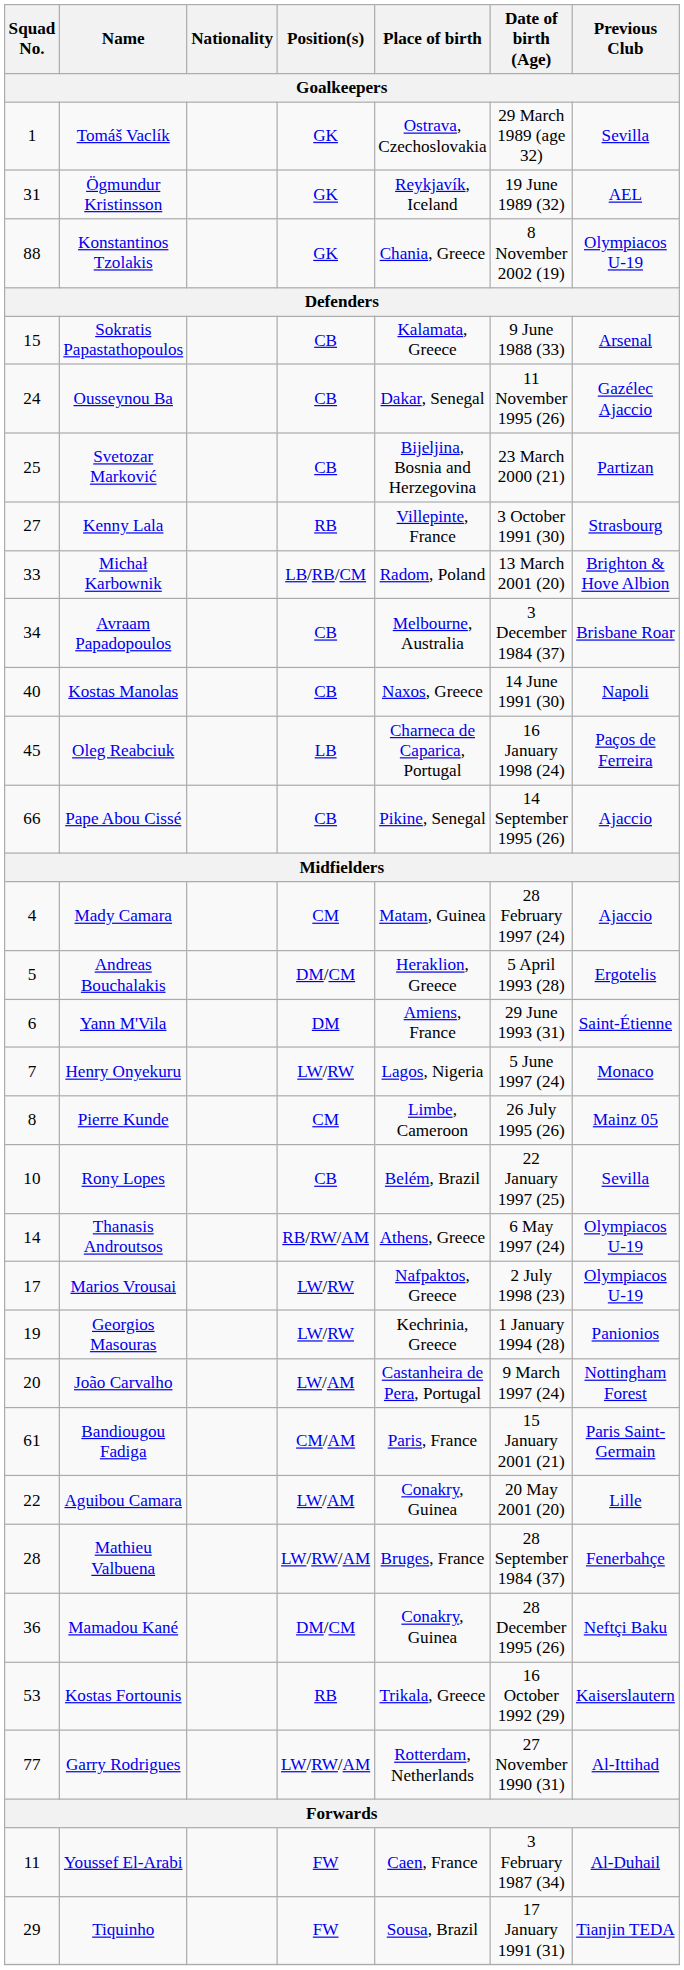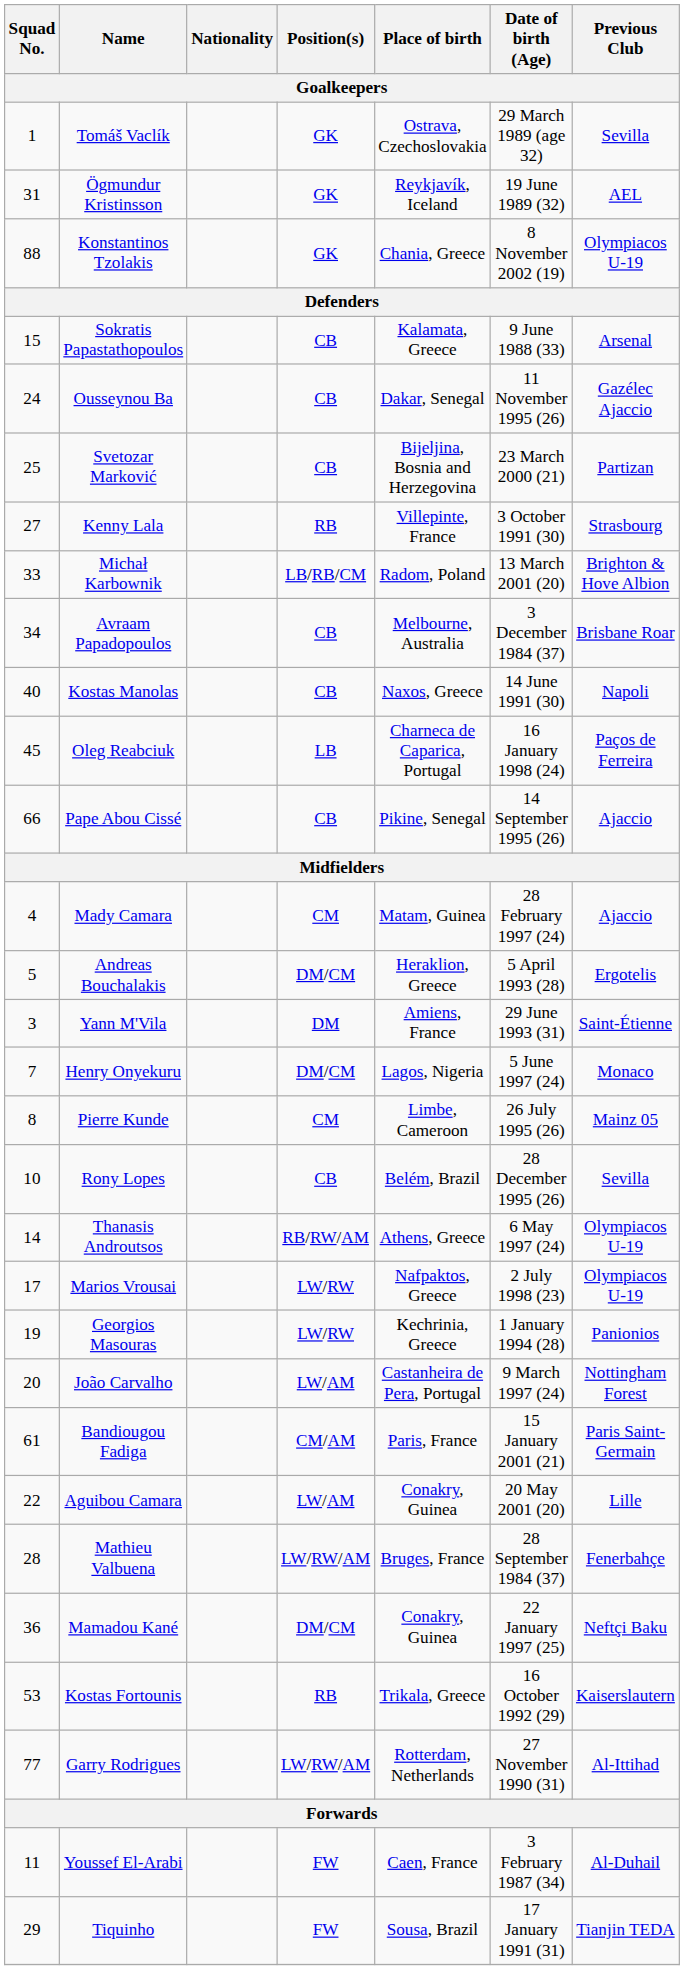(32, 1023) 6 -> (32, 1023) 3
(326, 1071) LW/RW -> (326, 1071) DM/CM
(531, 1178) 22 January 1997 (25) -> (531, 1178) 28 December 1995 (26)
(531, 1627) 28 December 1995 (26) -> (531, 1627) 22 January 1997 (25)
